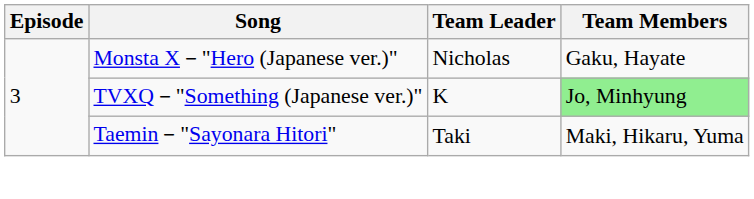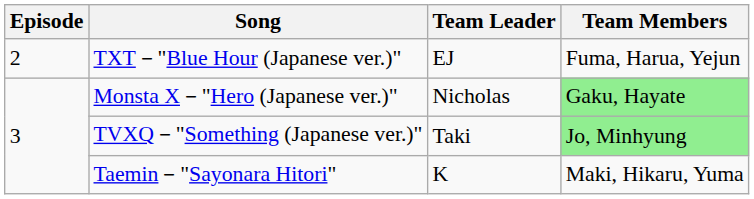+ row: (247, 57)
(625, 58) no background -> (625, 96) lightgreen background
(440, 96) K -> (452, 135) Taki
(452, 135) Taki -> (440, 174) K
